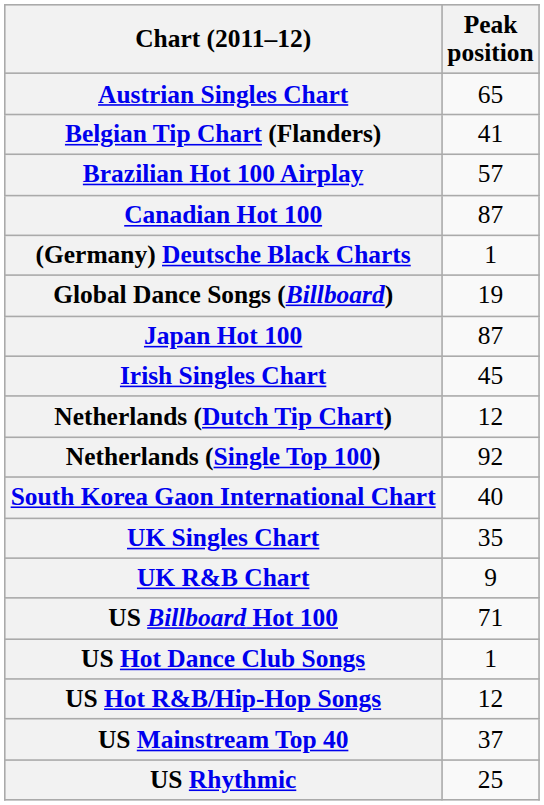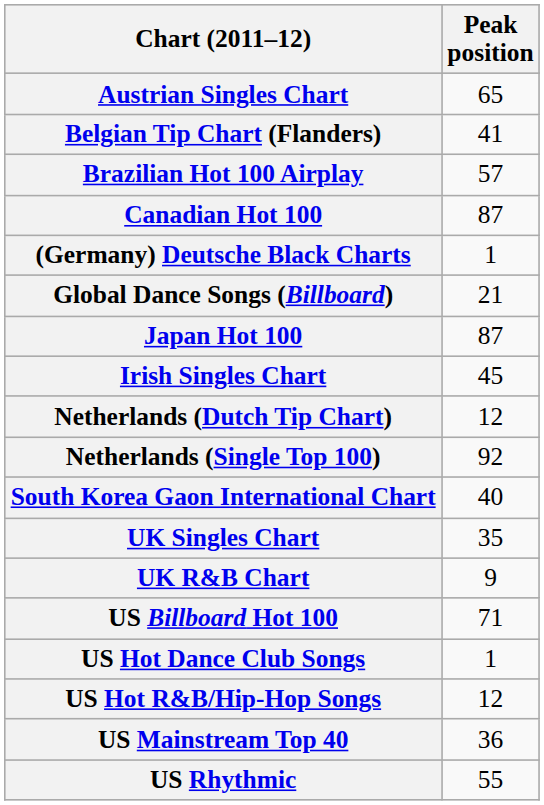(490, 295) 19 -> (490, 295) 21
(490, 739) 37 -> (490, 739) 36
(490, 779) 25 -> (490, 779) 55
